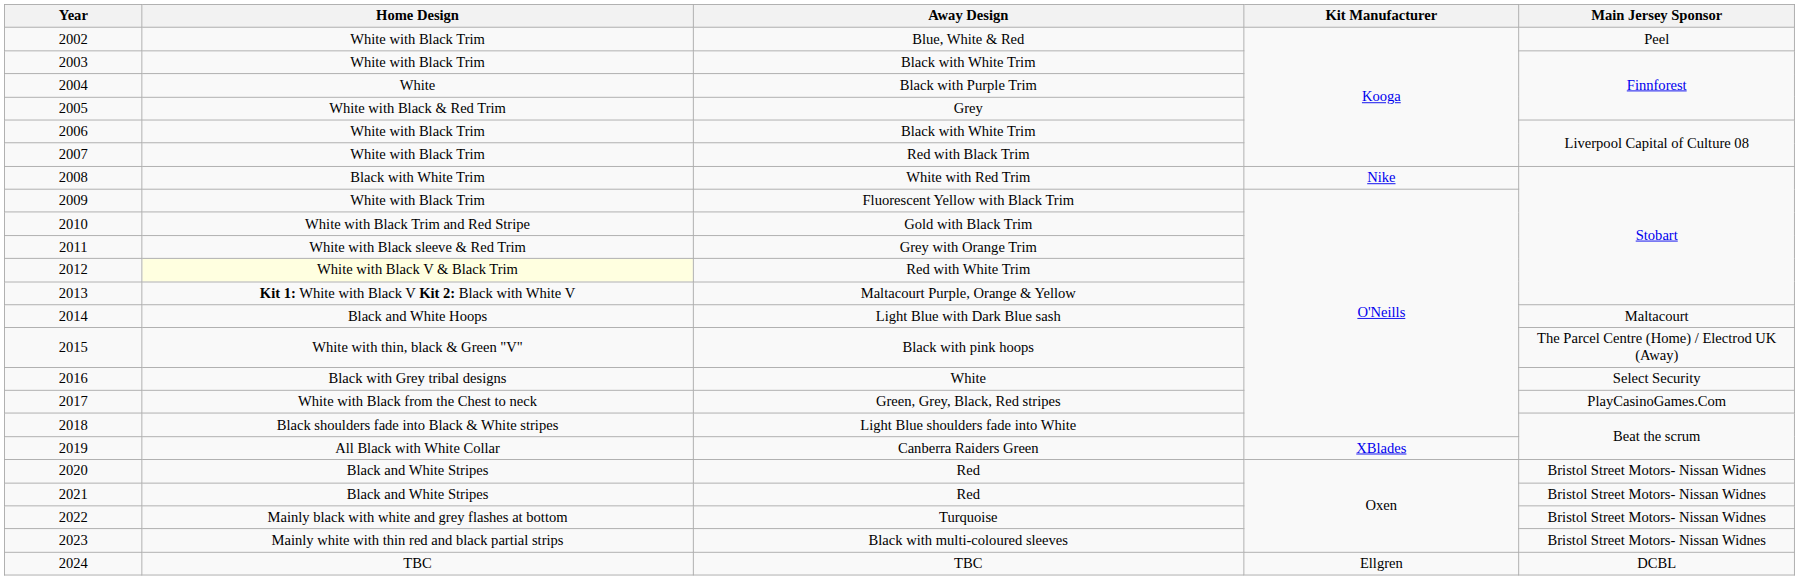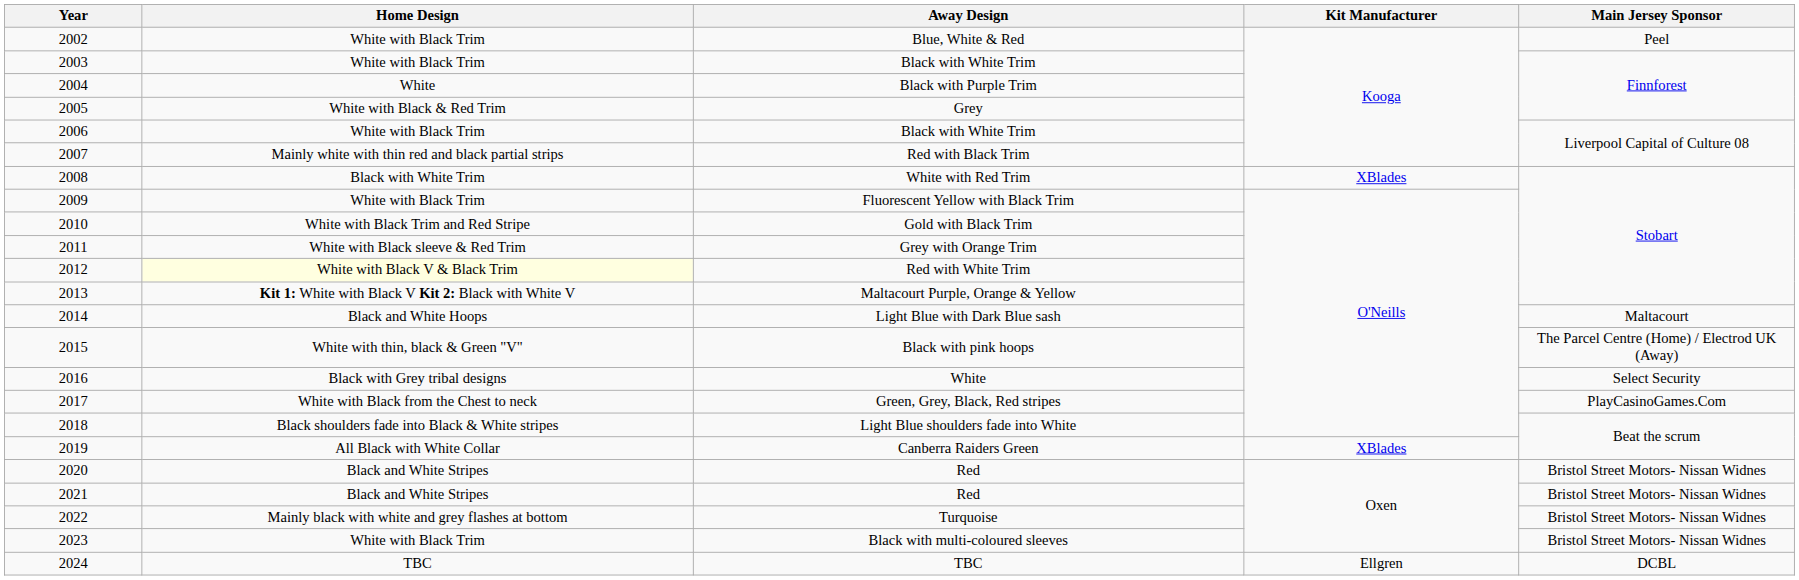(418, 154) White with Black Trim -> (418, 154) Mainly white with thin red and black partial strips
(1381, 177) Nike -> (1381, 177) XBlades
(418, 540) Mainly white with thin red and black partial strips -> (418, 540) White with Black Trim
